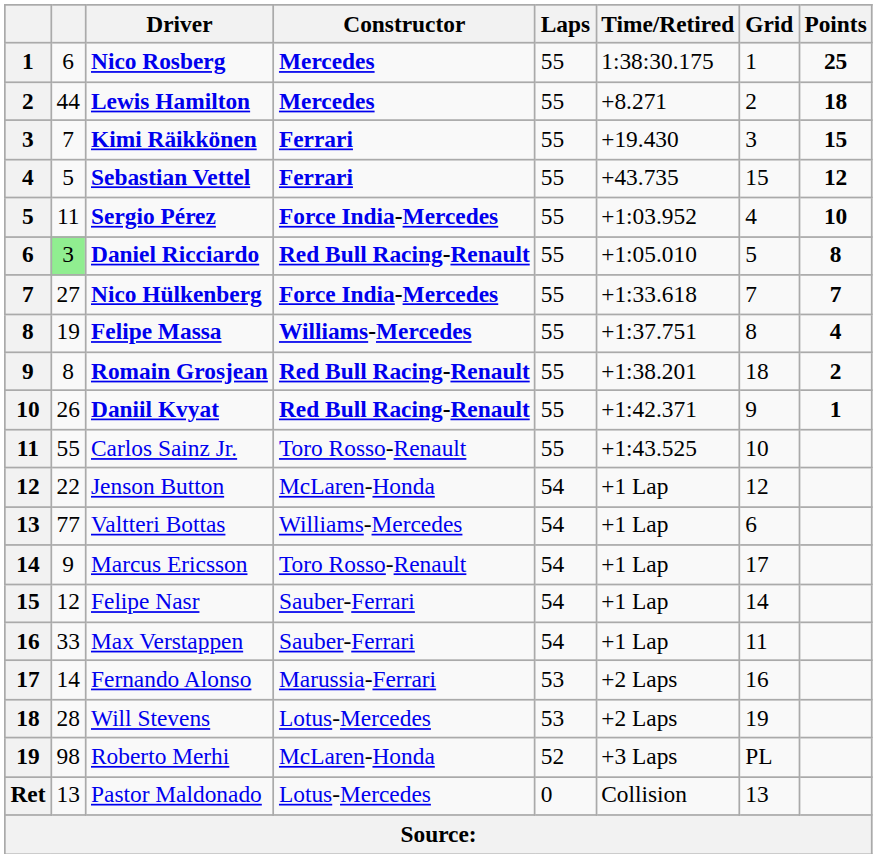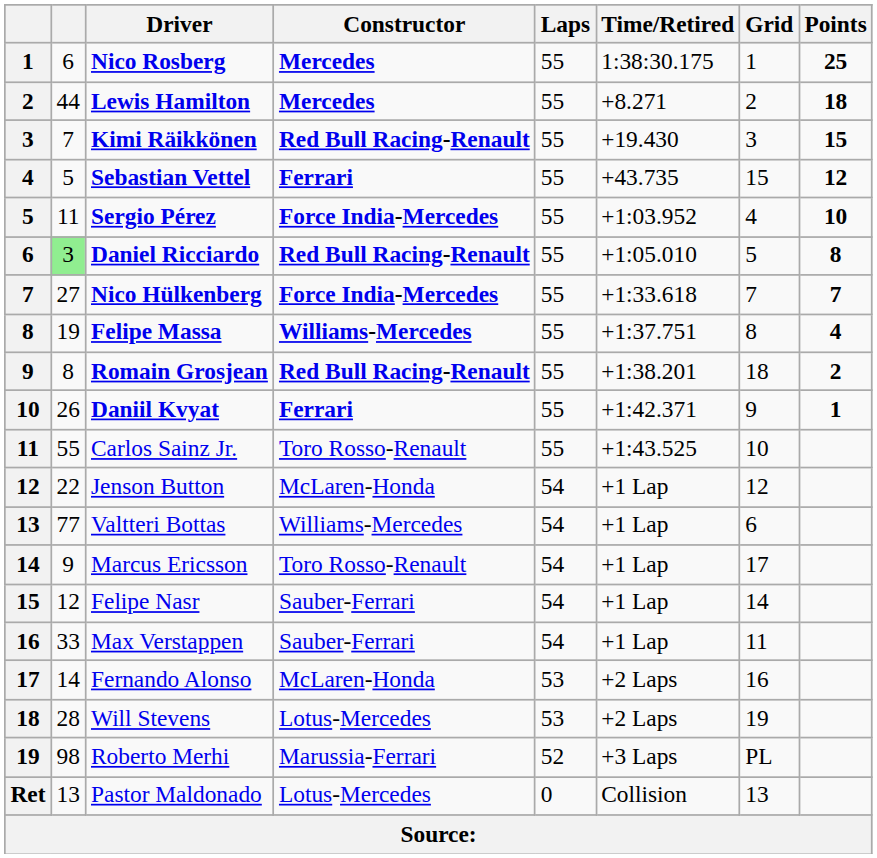(316, 139) Ferrari -> (404, 139) Red Bull Racing-Renault
(404, 409) Red Bull Racing-Renault -> (316, 409) Ferrari
(358, 679) Marussia-Ferrari -> (357, 679) McLaren-Honda
(357, 756) McLaren-Honda -> (358, 756) Marussia-Ferrari
